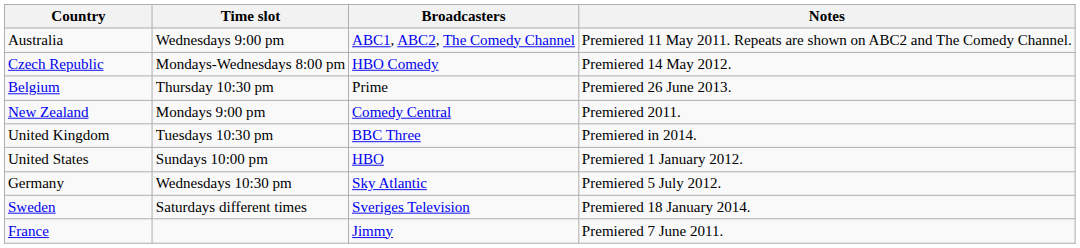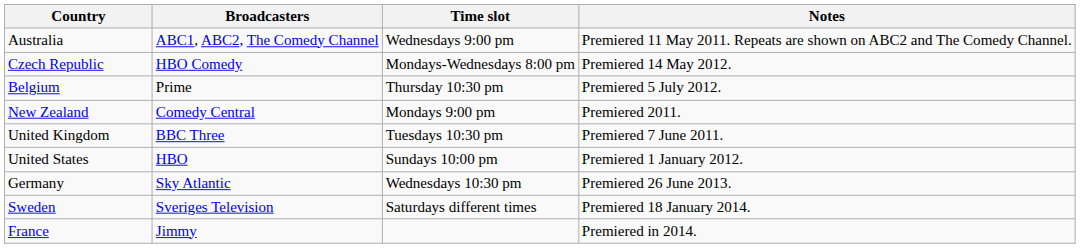columns swapped: (463, 16) <-> (251, 16)
(657, 87) Premiered 26 June 2013. -> (652, 87) Premiered 5 July 2012.
(639, 135) Premiered in 2014. -> (653, 135) Premiered 7 June 2011.
(652, 183) Premiered 5 July 2012. -> (657, 183) Premiered 26 June 2013.
(653, 231) Premiered 7 June 2011. -> (639, 231) Premiered in 2014.
